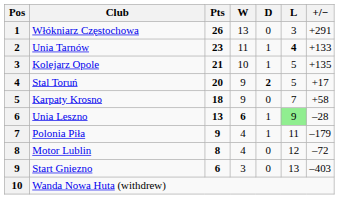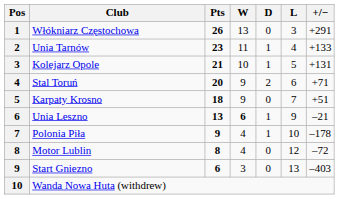(294, 47) bold -> (294, 47) normal
(320, 64) +135 -> (320, 64) +131
(268, 82) bold -> (268, 82) normal
(294, 82) 5 -> (294, 82) 6
(320, 82) +17 -> (320, 82) +71
(320, 99) +58 -> (320, 99) +51
(294, 116) lightgreen background -> (294, 116) no background
(320, 116) –28 -> (320, 116) –21
(294, 133) 11 -> (294, 133) 10
(320, 133) –179 -> (320, 133) –178
